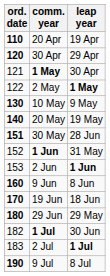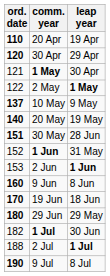(15, 103) 130 -> (15, 103) 137
(15, 247) 183 -> (15, 247) 188
